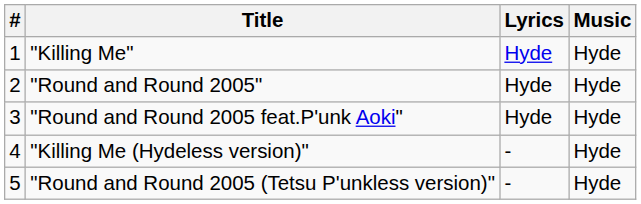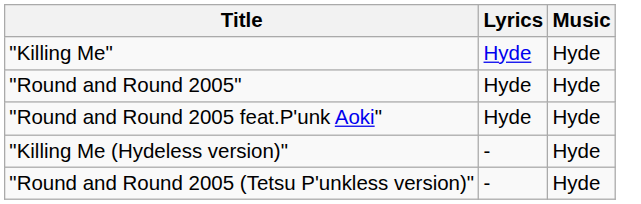- column: (15, 20)
